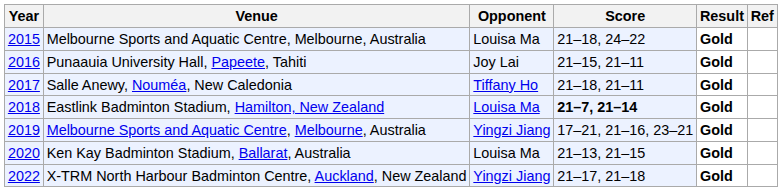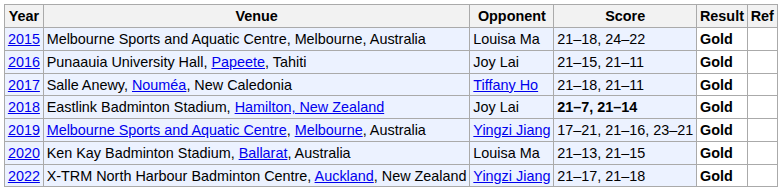(507, 107) Louisa Ma -> (496, 107) Joy Lai
